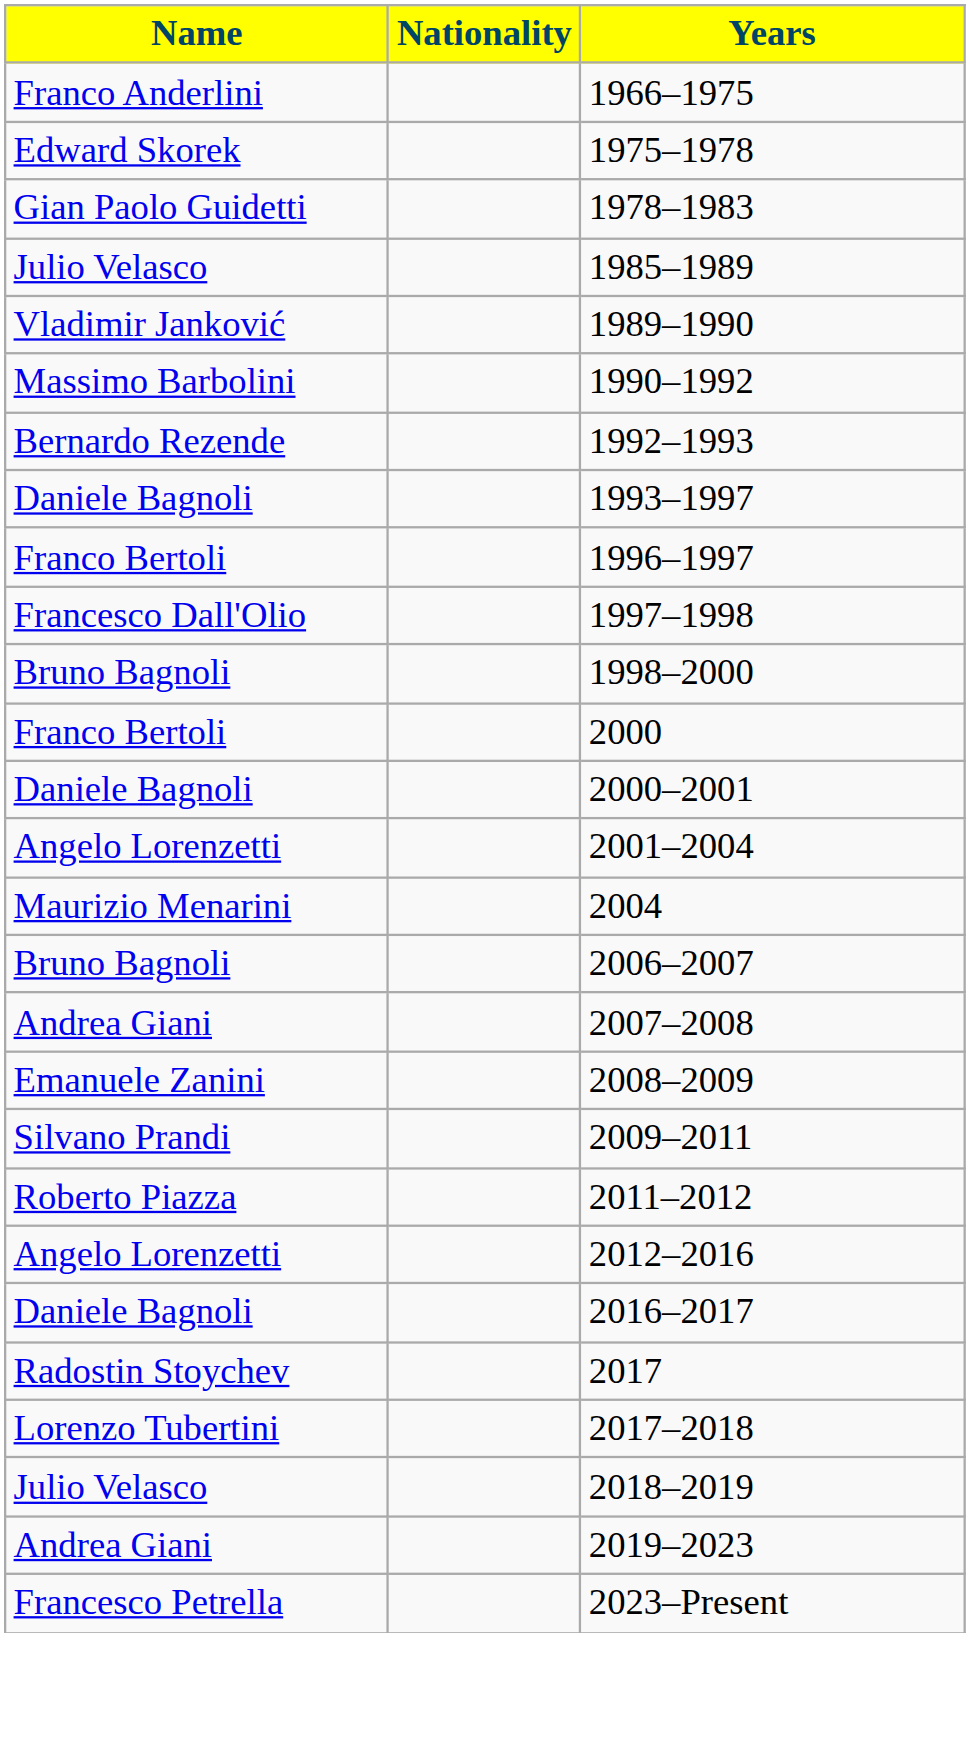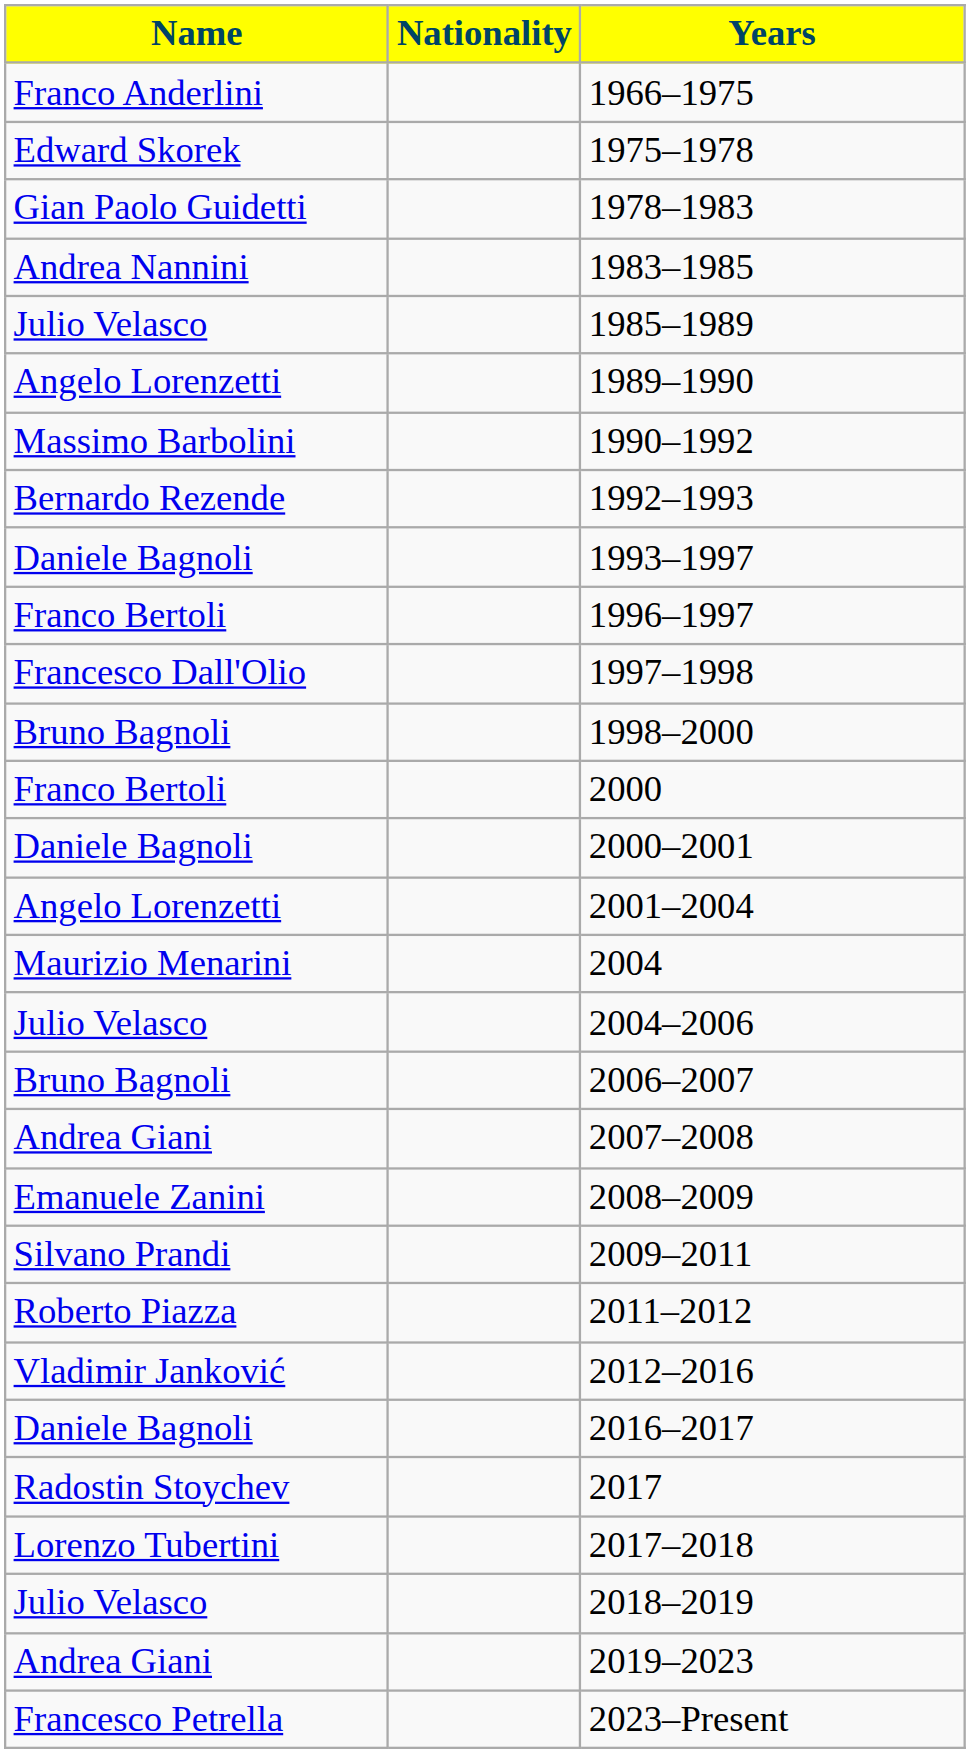+ row: (671, 265)
(149, 324) Vladimir Janković -> (147, 382) Angelo Lorenzetti
+ row: (671, 1021)
(147, 1253) Angelo Lorenzetti -> (149, 1370) Vladimir Janković
